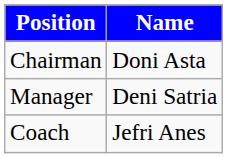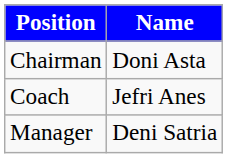rows swapped: (51, 96) <-> (40, 133)
